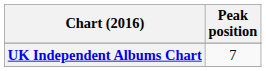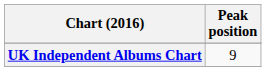(233, 54) 7 -> (233, 54) 9
